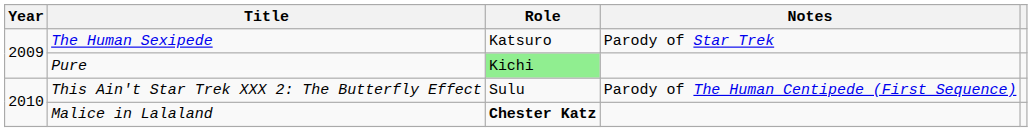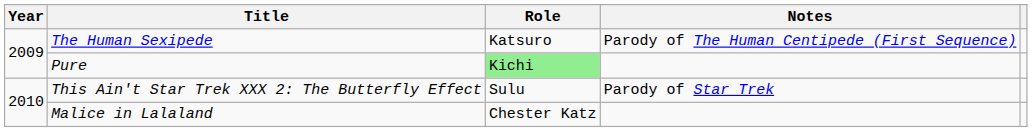(689, 41) Parody of Star Trek -> (810, 41) Parody of The Human Centipede (First Sequence)
(810, 90) Parody of The Human Centipede (First Sequence) -> (689, 90) Parody of Star Trek
(543, 114) bold -> (543, 114) normal
